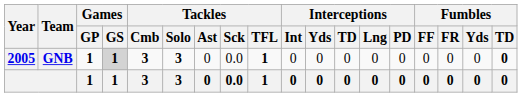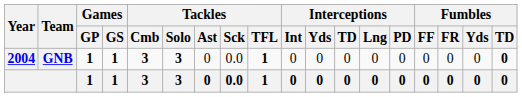(21, 59) 2005 -> (21, 59) 2004
(115, 59) lightgrey background -> (115, 59) no background
